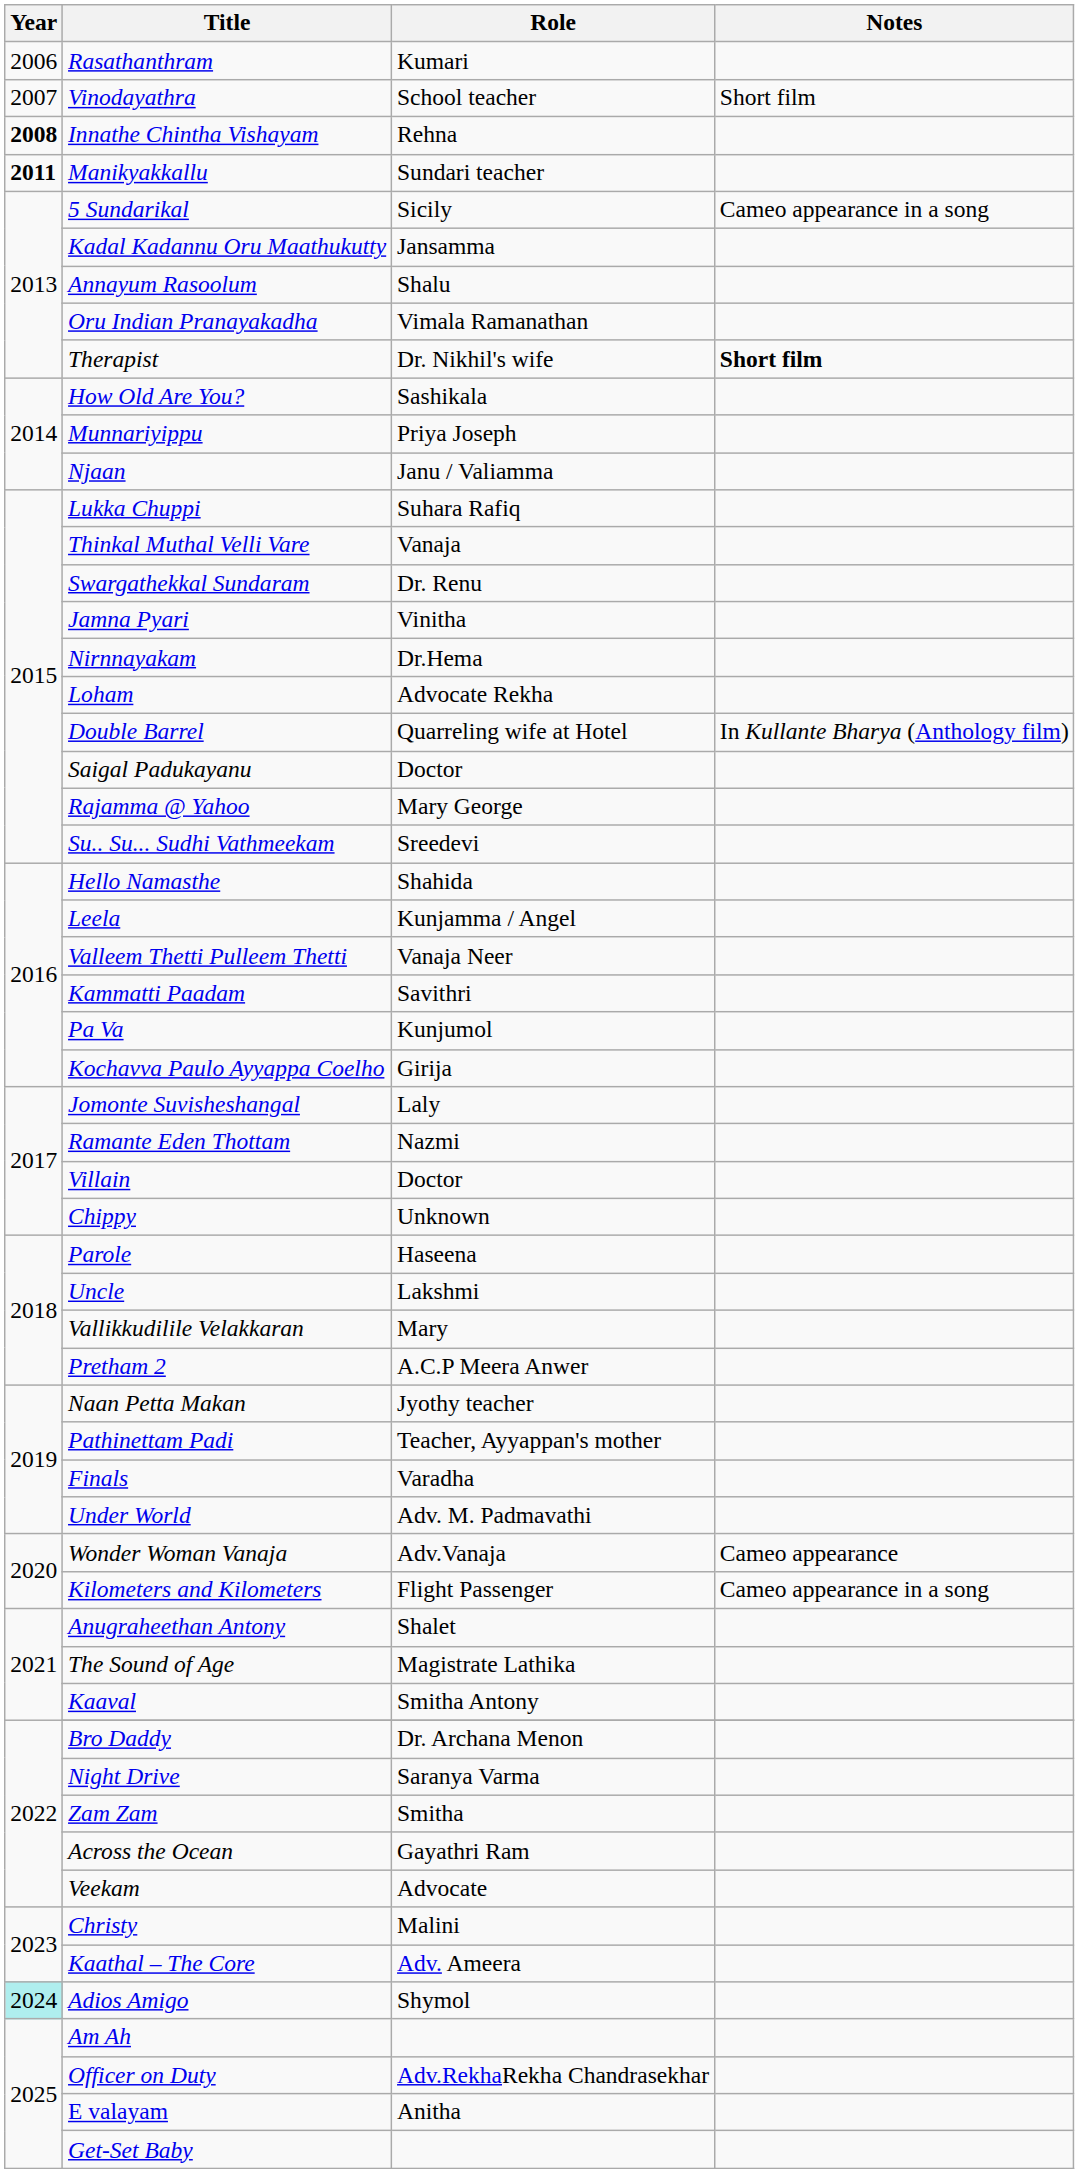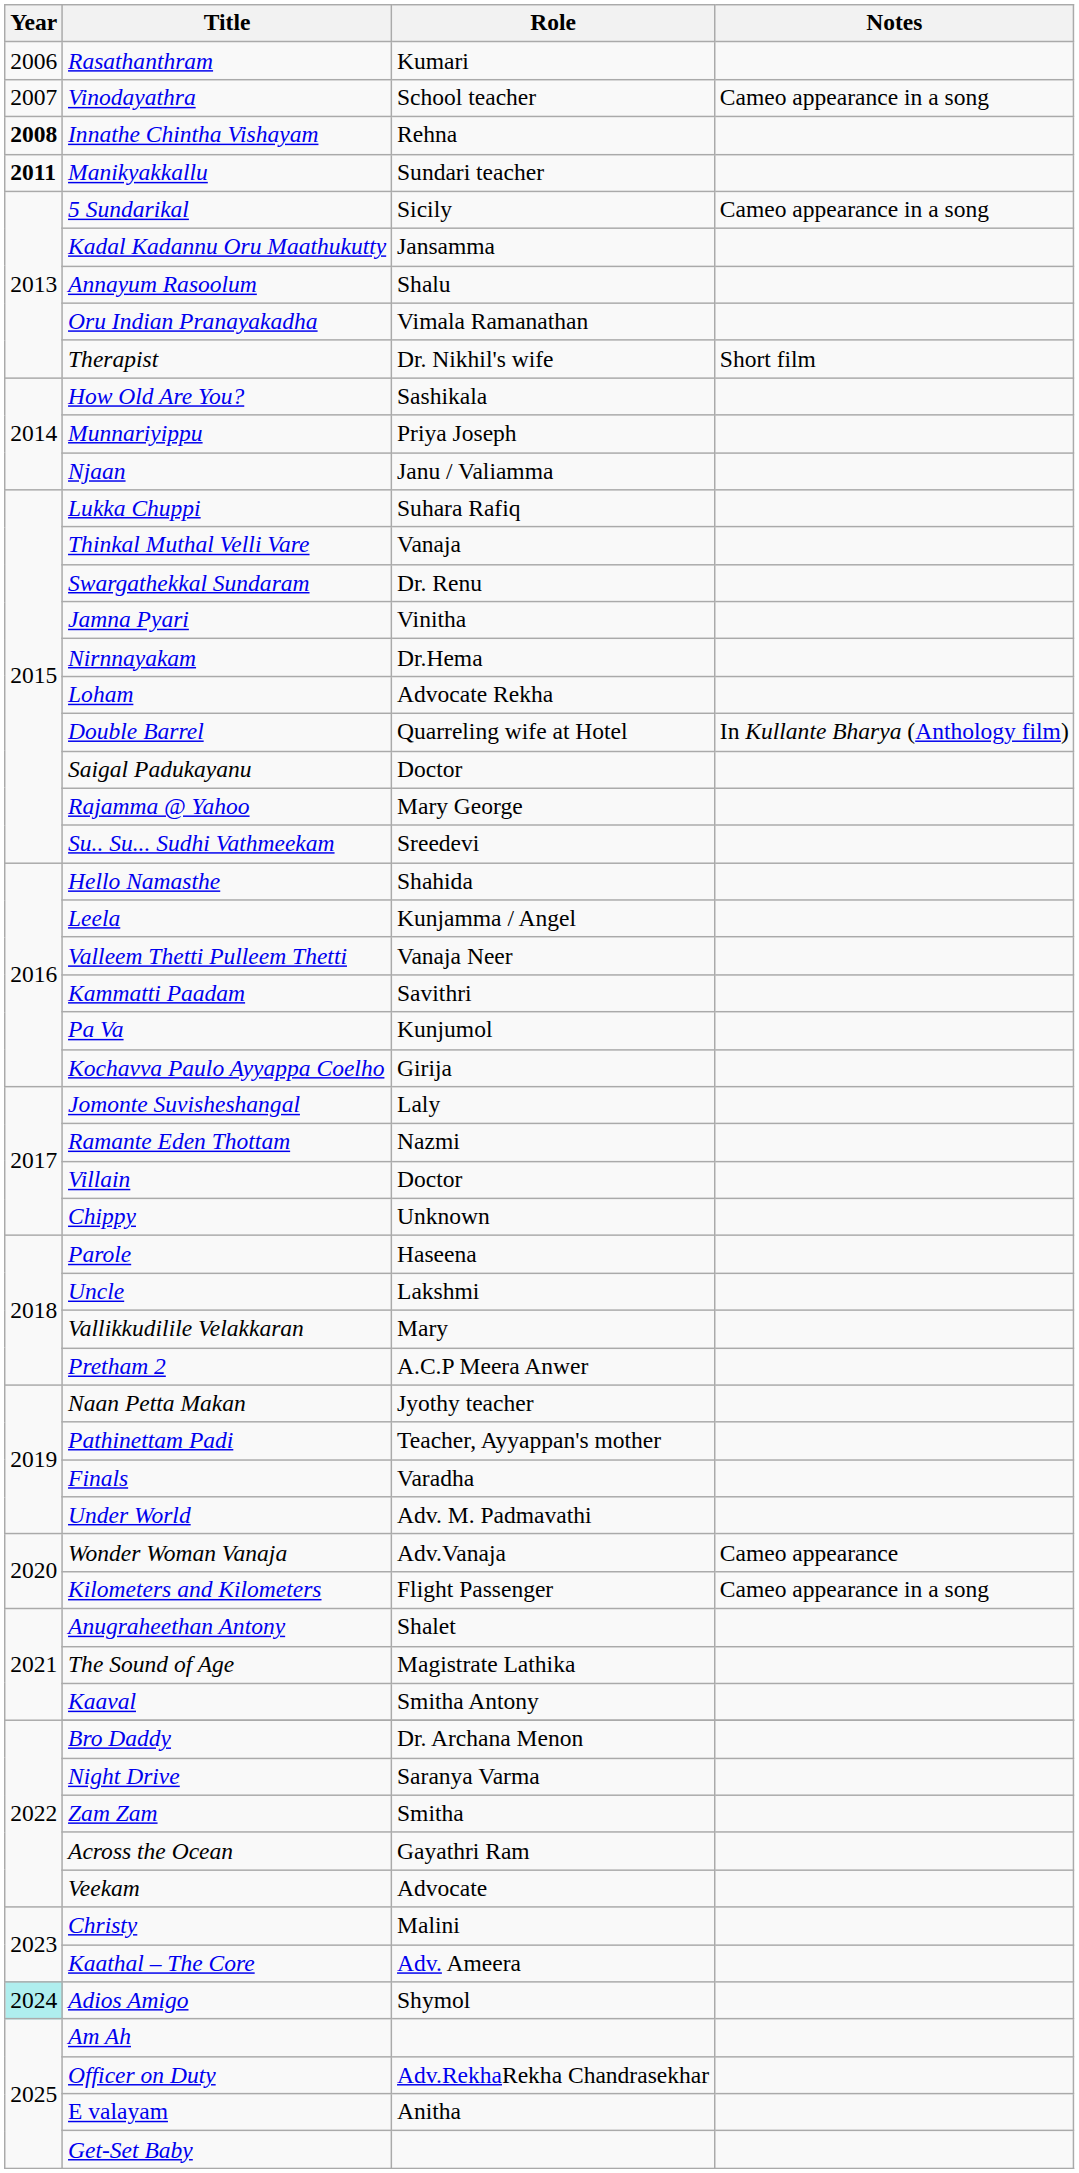(768, 97) Short film -> (854, 97) Cameo appearance in a song
(771, 358) bold -> (768, 358) normal
